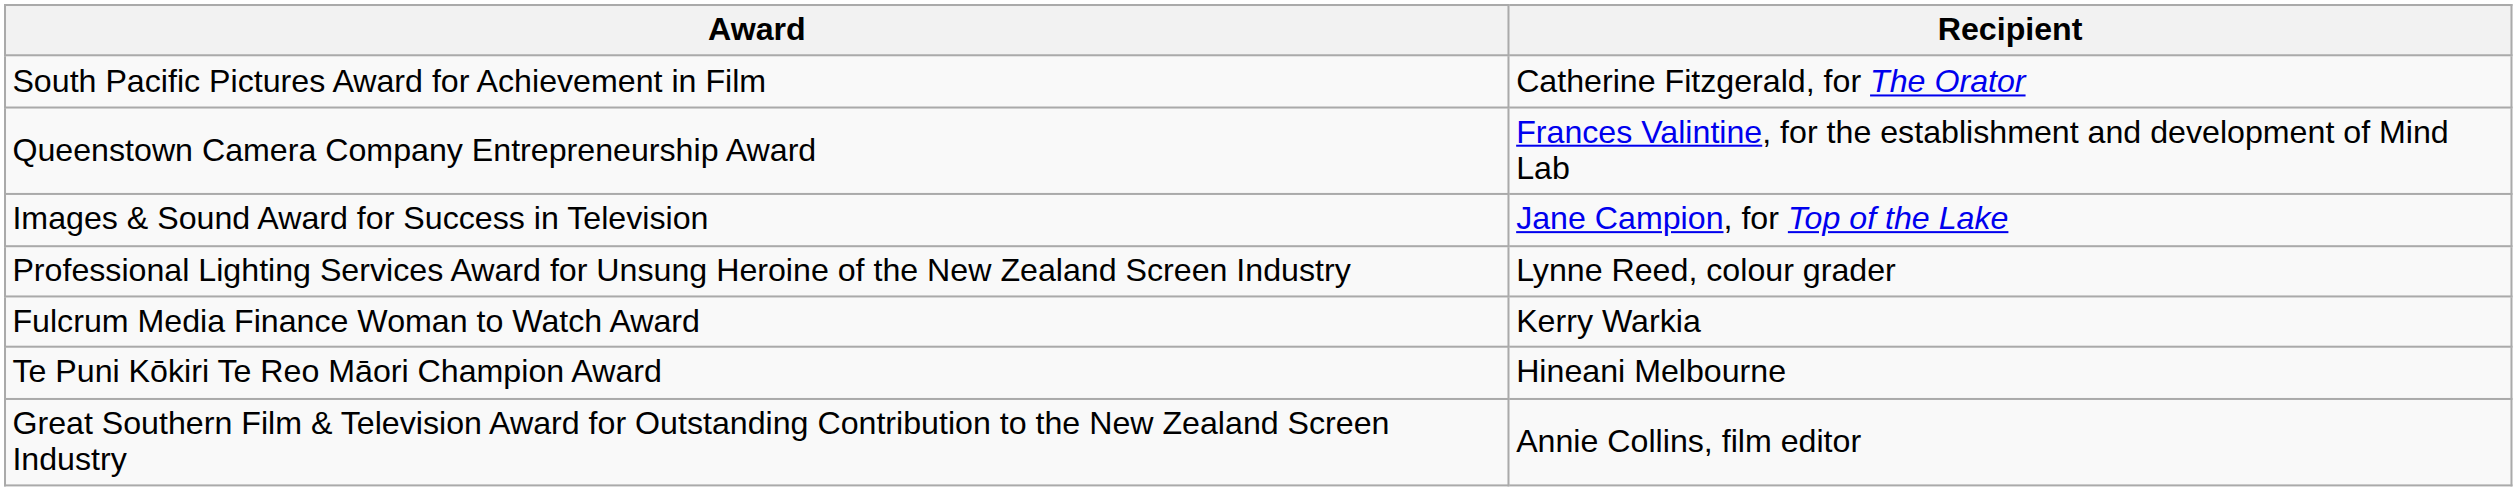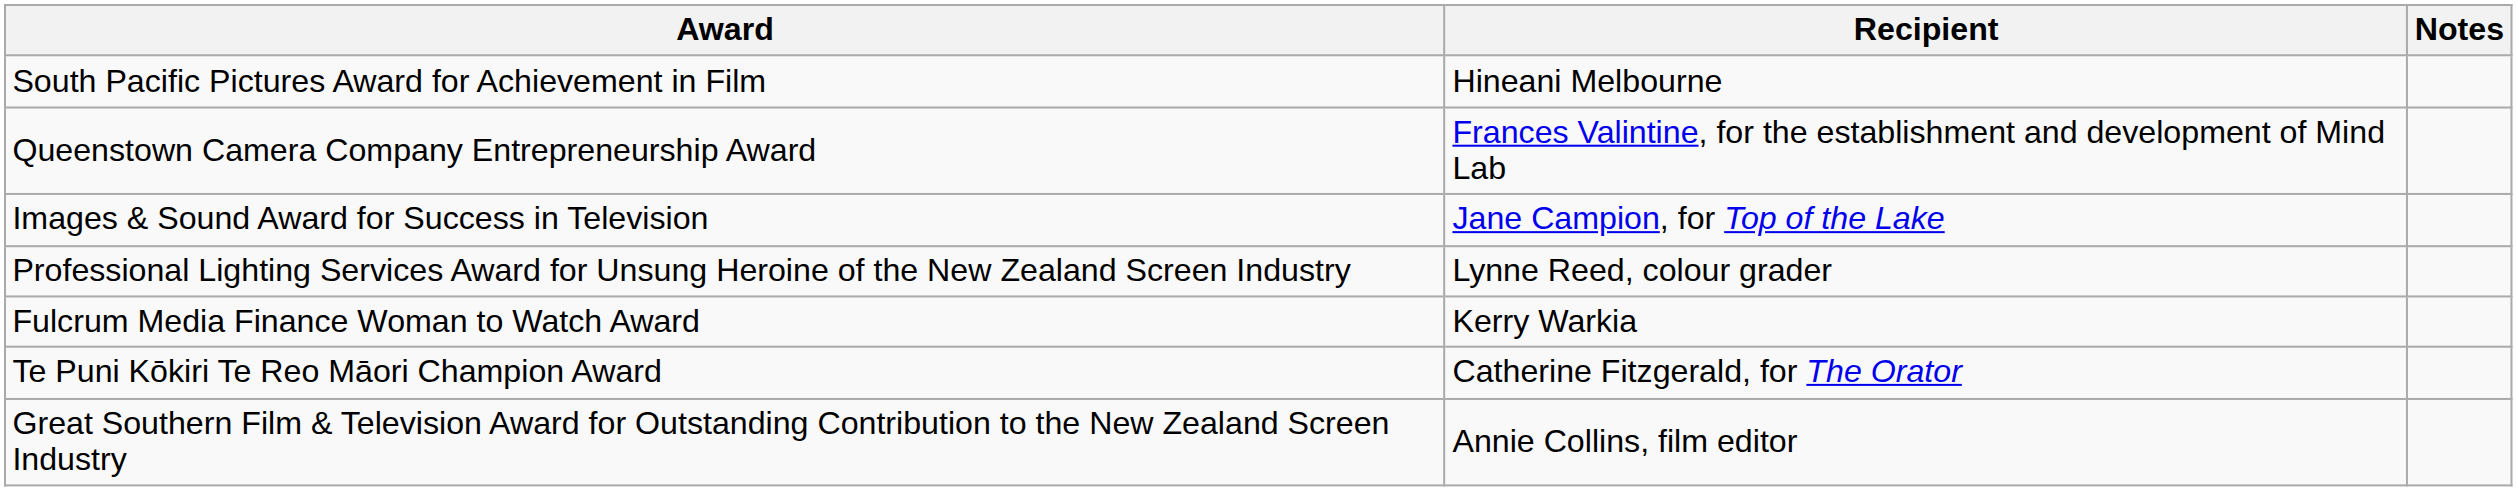+ column: (2459, 30)
(1771, 81) Catherine Fitzgerald, for The Orator -> (1587, 81) Hineani Melbourne
(1651, 372) Hineani Melbourne -> (1707, 372) Catherine Fitzgerald, for The Orator
